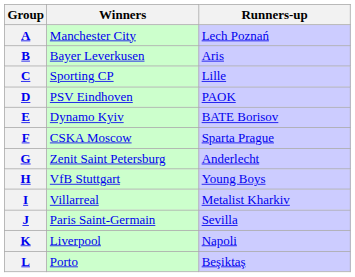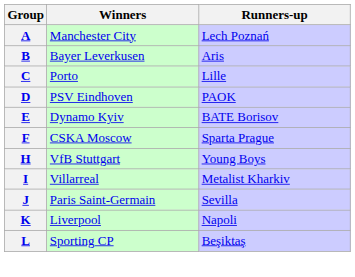(82, 76) Sporting CP -> (64, 76) Porto
- row: (26, 158)
(64, 261) Porto -> (82, 240) Sporting CP
